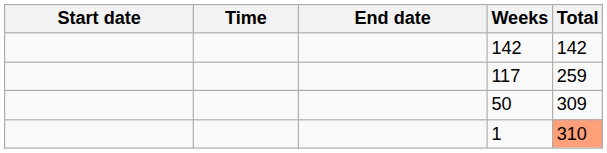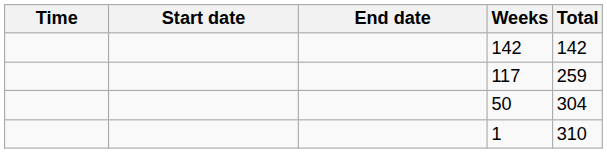columns swapped: (246, 18) <-> (99, 18)
(572, 104) 309 -> (572, 104) 304
(572, 133) lightsalmon background -> (572, 133) no background
